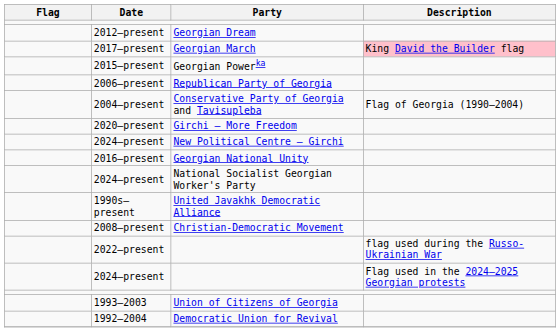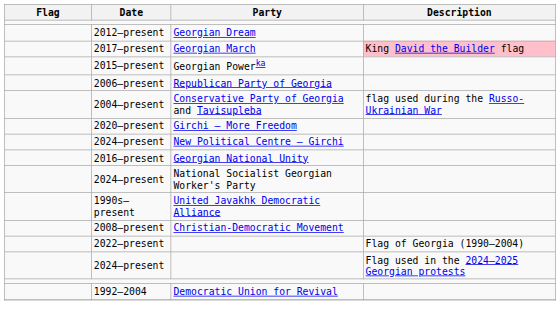(445, 105) Flag of Georgia (1990–2004) -> (445, 105) flag used during the Russo-Ukrainian War
(445, 250) flag used during the Russo-Ukrainian War -> (445, 244) Flag of Georgia (1990–2004)
- row: (120, 303)
